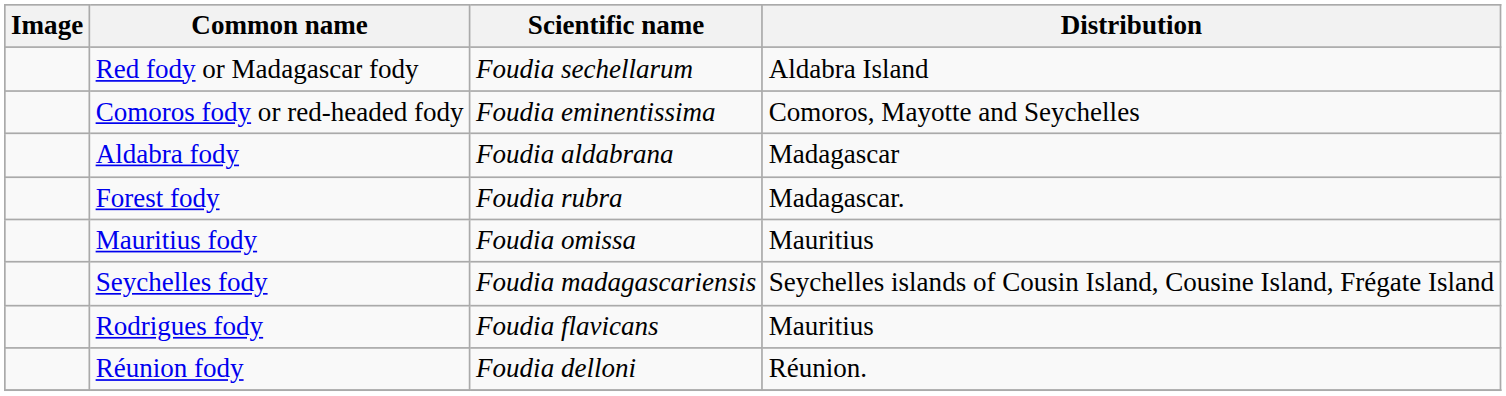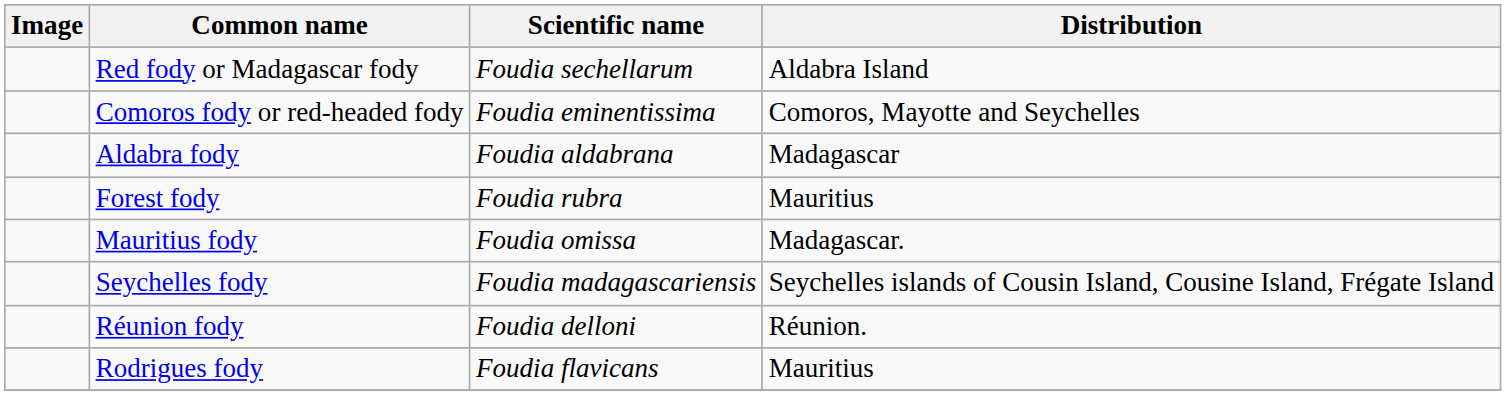(837, 197) Madagascar. -> (821, 197) Mauritius
(821, 240) Mauritius -> (837, 240) Madagascar.
rows swapped: (179, 326) <-> (170, 369)
